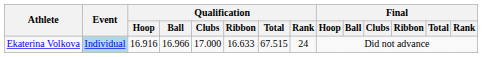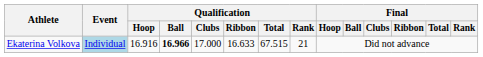(176, 44) normal -> (176, 44) bold
(303, 44) 24 -> (303, 44) 21
